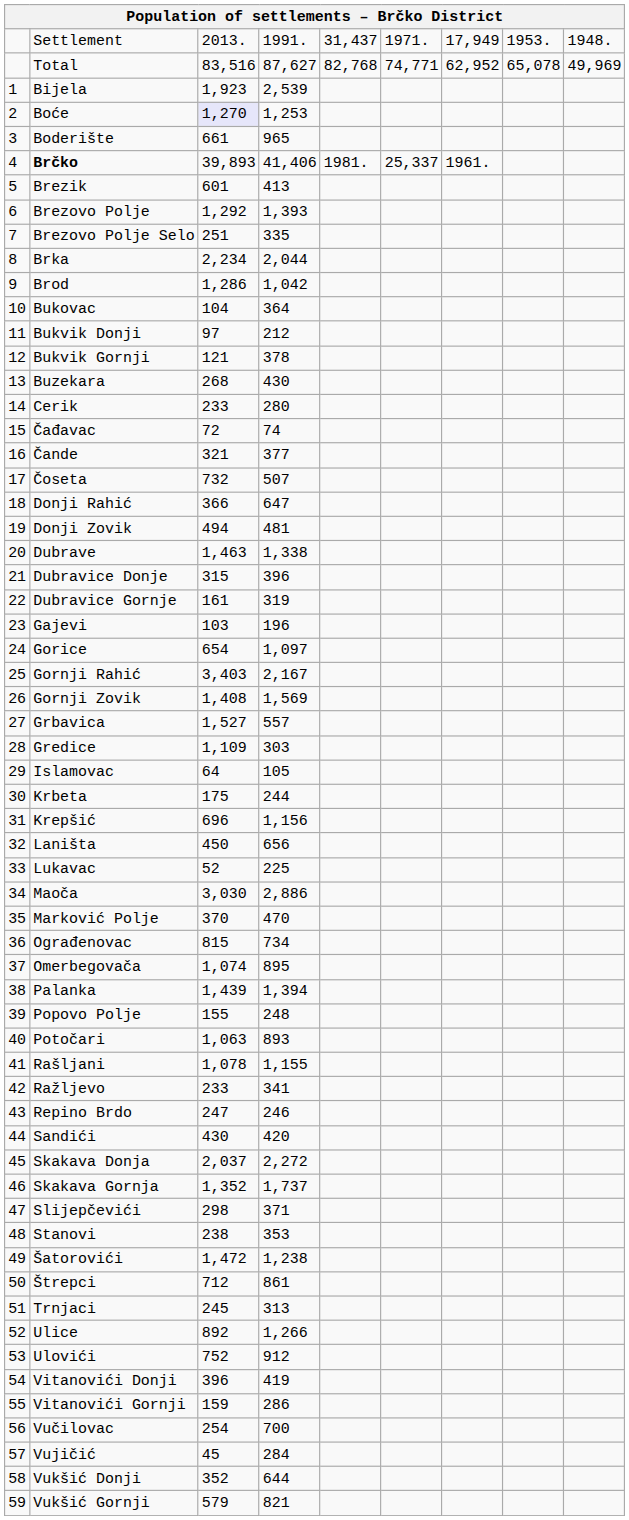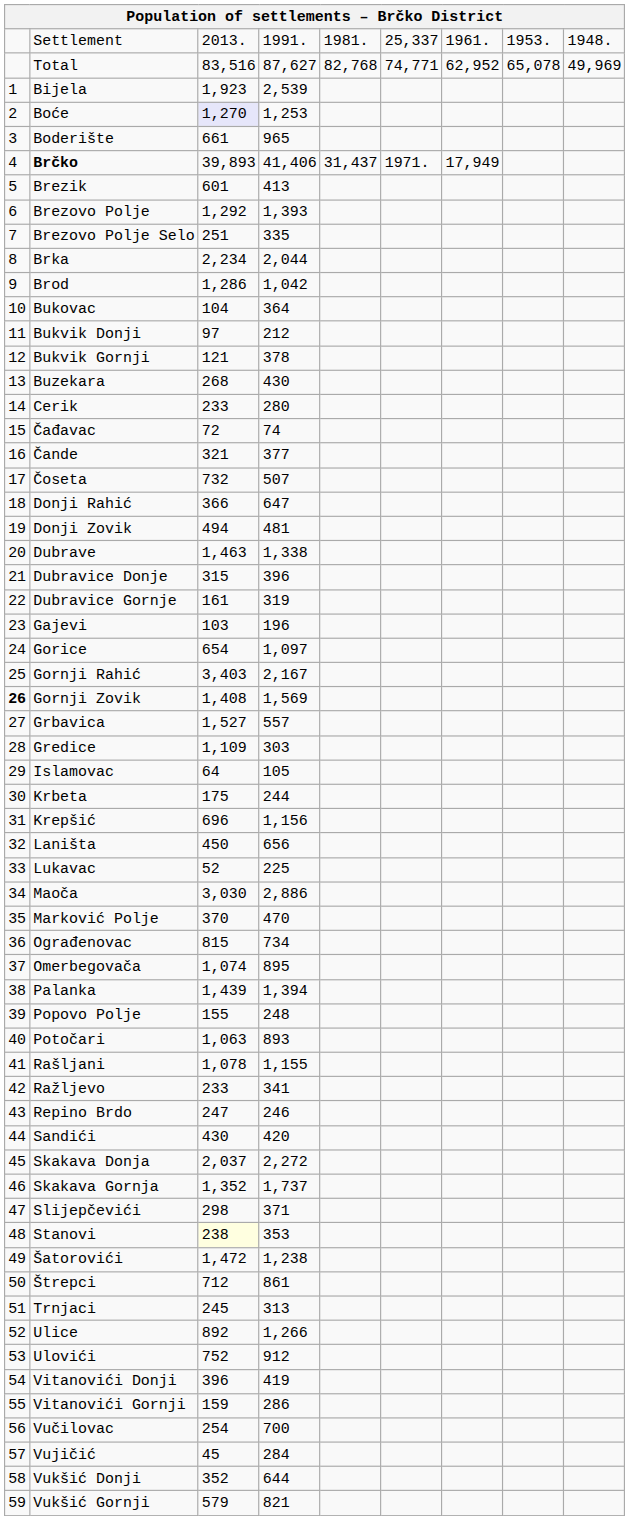(351, 41) 31,437 -> (346, 41) 1981.
(407, 41) 1971. -> (412, 41) 25,337
(473, 41) 17,949 -> (468, 41) 1961.
(346, 163) 1981. -> (351, 163) 31,437
(412, 163) 25,337 -> (407, 163) 1971.
(468, 163) 1961. -> (473, 163) 17,949
(17, 699) normal -> (17, 699) bold
(215, 1235) no background -> (215, 1235) lightyellow background
